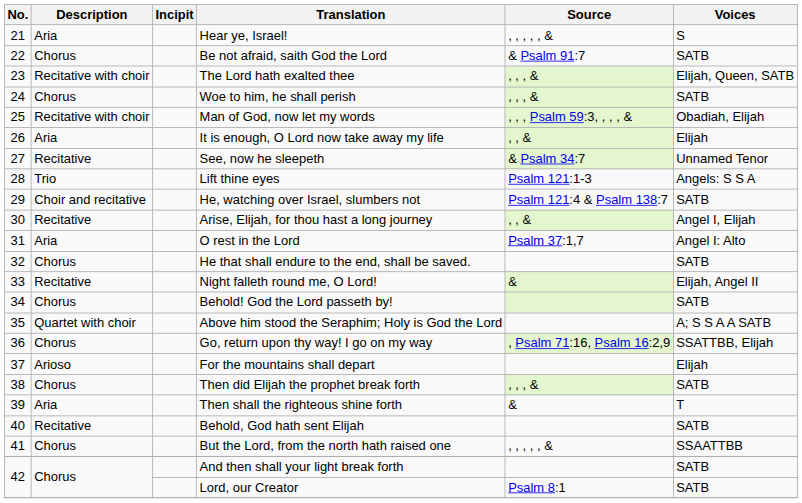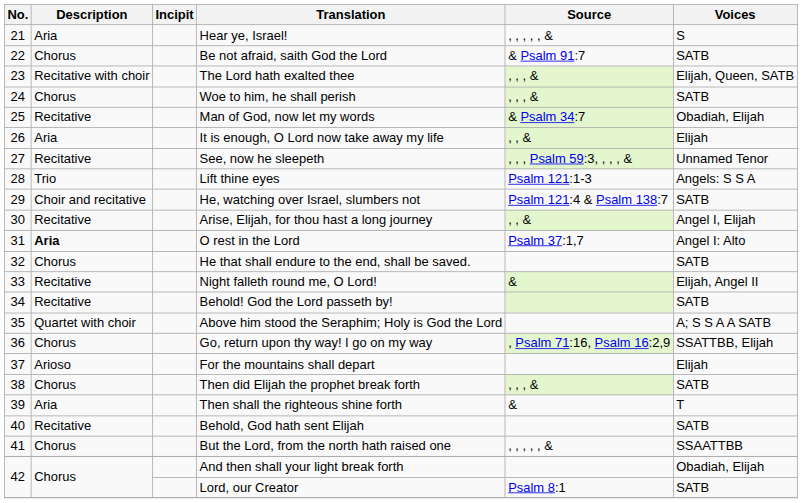(92, 117) Recitative with choir -> (63, 117) Recitative
(570, 117) , , , Psalm 59:3, , , , & -> (547, 117) & Psalm 34:7
(547, 158) & Psalm 34:7 -> (570, 158) , , , Psalm 59:3, , , , &
(46, 240) normal -> (47, 240) bold
(55, 302) Chorus -> (63, 302) Recitative
(693, 466) SATB -> (720, 466) Obadiah, Elijah
